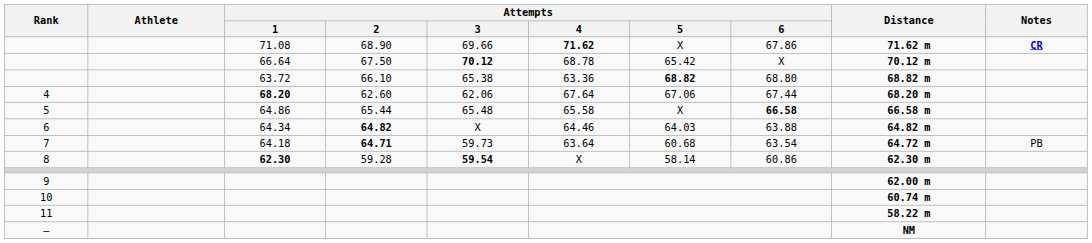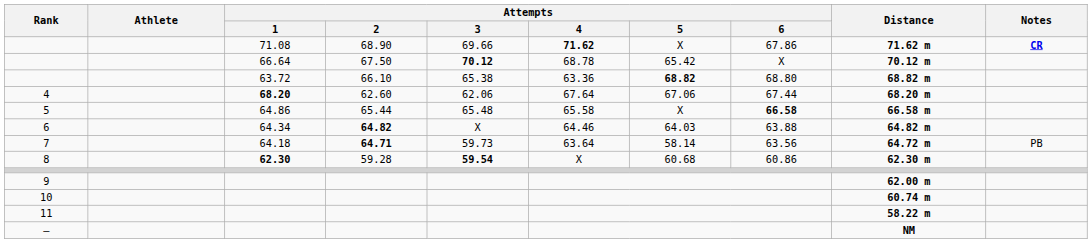(680, 144) 60.68 -> (680, 144) 58.14
(781, 144) 63.54 -> (781, 144) 63.56
(680, 160) 58.14 -> (680, 160) 60.68
